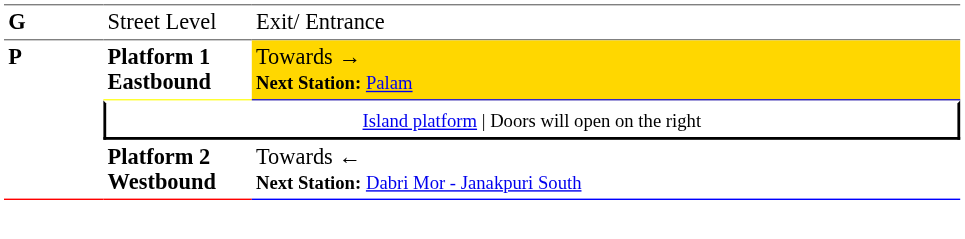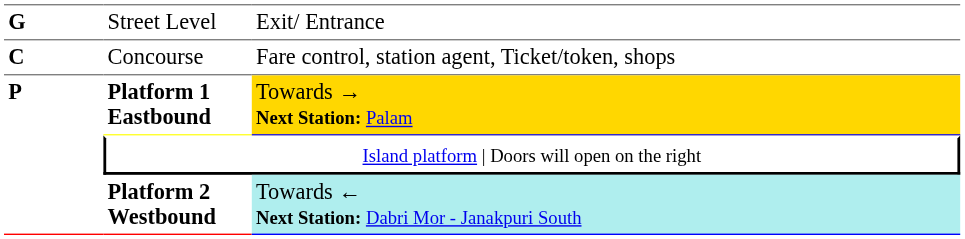+ row: (156, 56)
(419, 168) no background -> (419, 204) paleturquoise background
